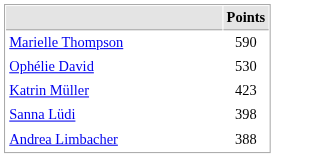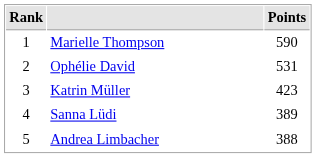+ column: (26, 17)
(246, 66) 530 -> (287, 66) 531
(246, 115) 398 -> (287, 115) 389
